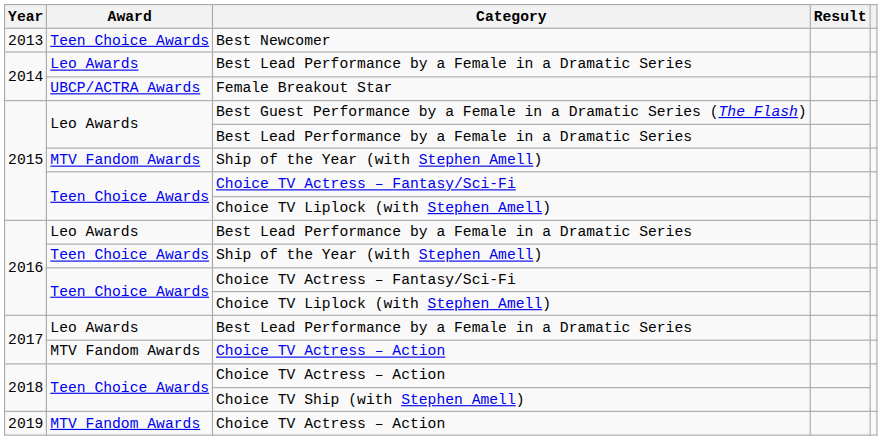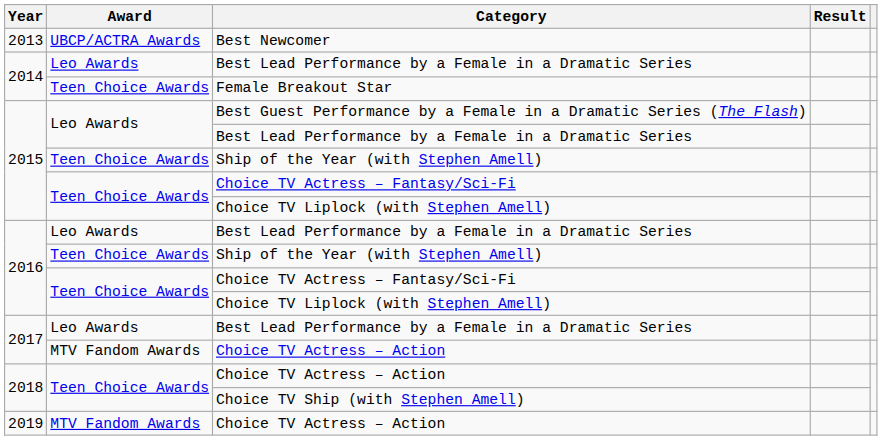(130, 40) Teen Choice Awards -> (125, 40) UBCP/ACTRA Awards
(125, 88) UBCP/ACTRA Awards -> (130, 88) Teen Choice Awards
(125, 160) MTV Fandom Awards -> (130, 160) Teen Choice Awards
